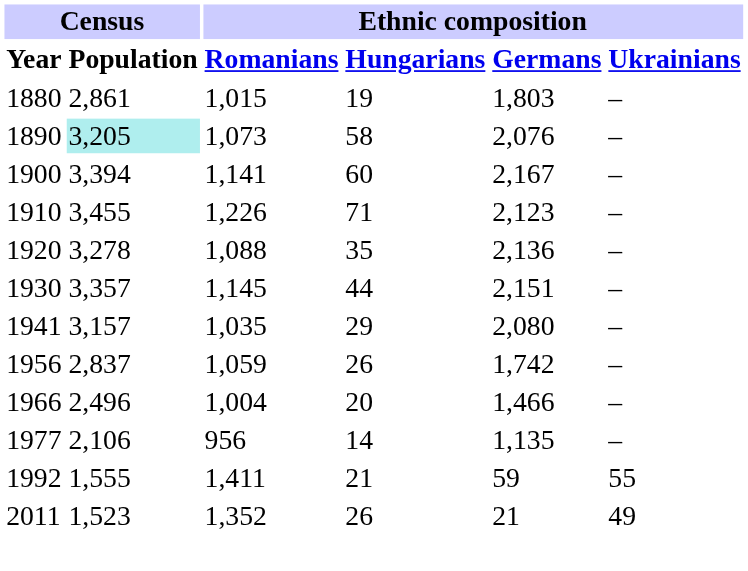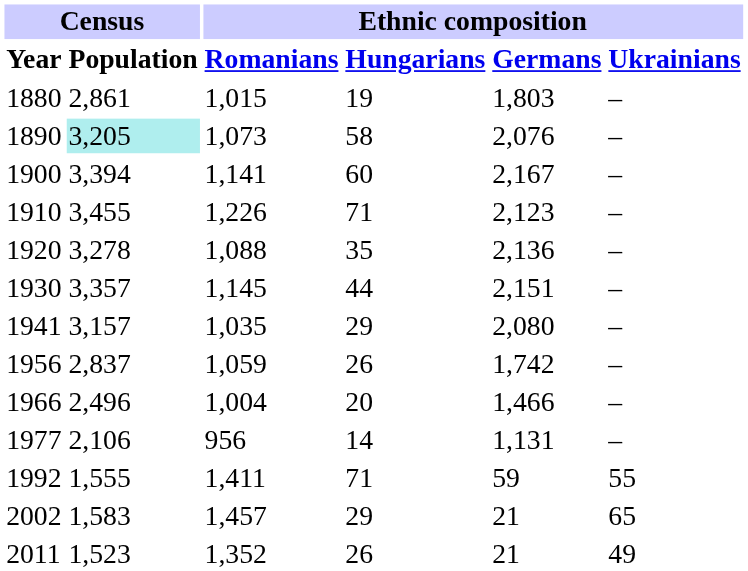(523, 440) 1,135 -> (523, 440) 1,131
(359, 478) 21 -> (359, 478) 71
+ row: (34, 516)
